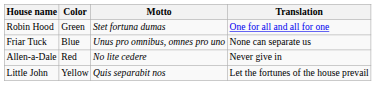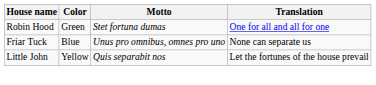- row: (32, 57)
